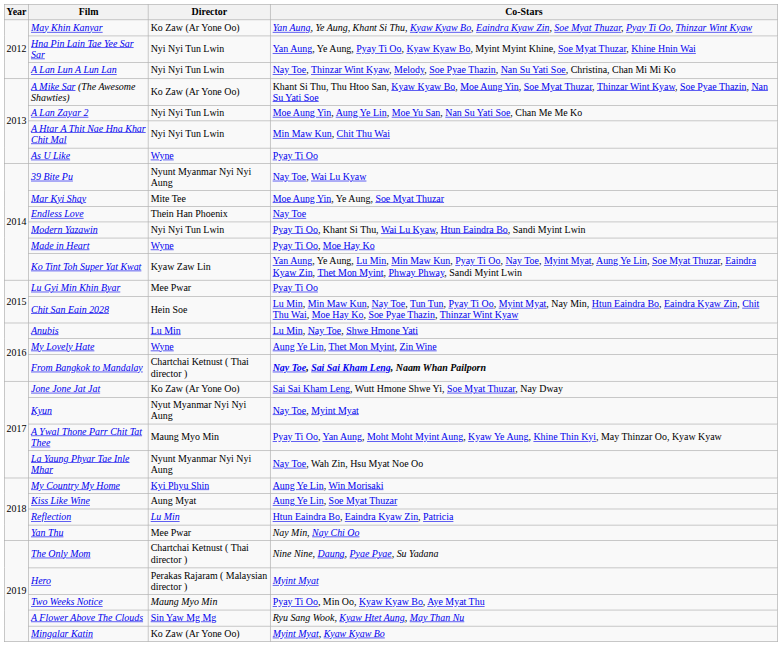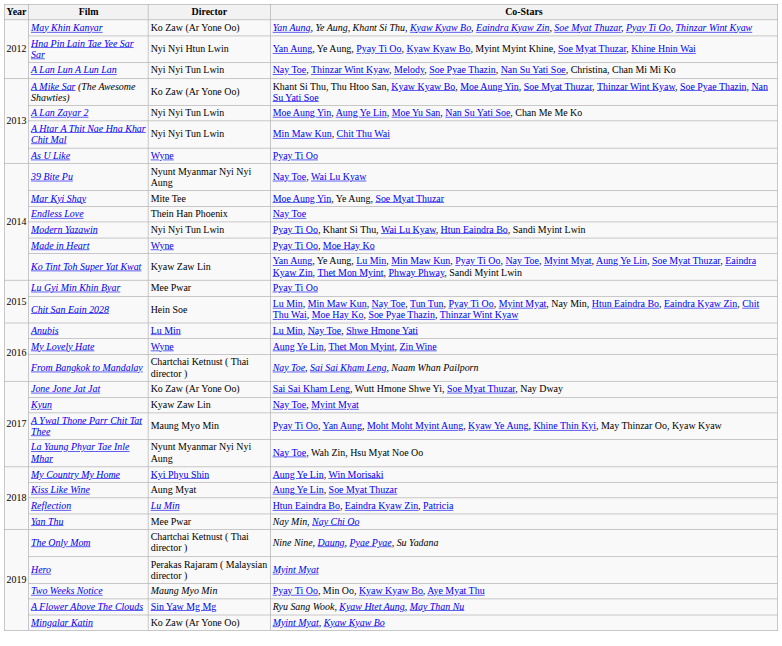(187, 49) Nyi Nyi Tun Lwin -> (190, 49) Nyi Nyi Htun Lwin
(379, 368) bold -> (376, 368) normal
(198, 410) Nyut Myanmar Nyi Nyi Aung -> (181, 405) Kyaw Zaw Lin
